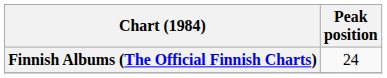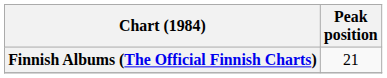(351, 60) 24 -> (351, 60) 21
